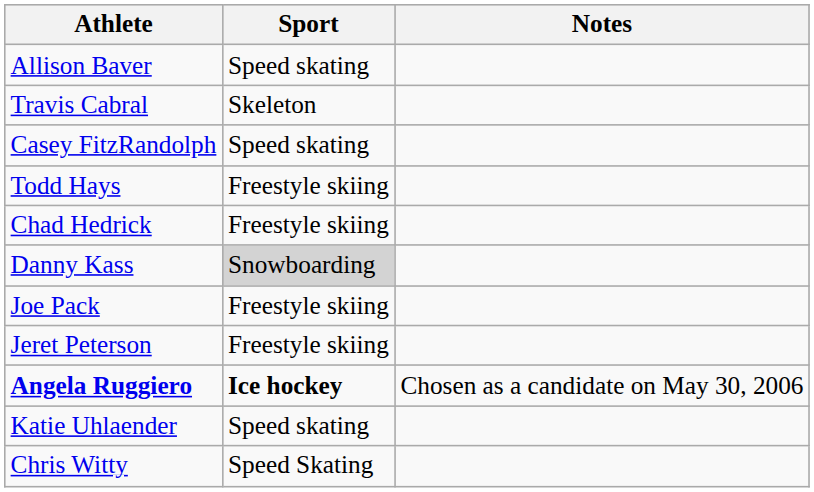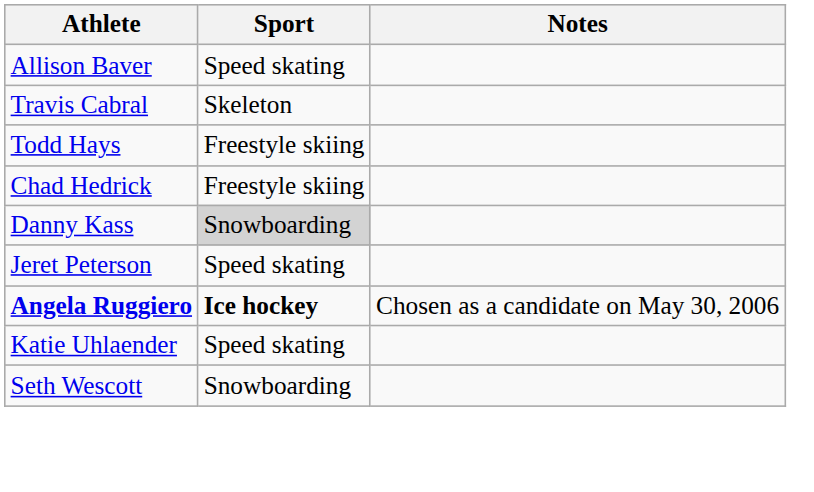- row: (113, 144)
- row: (55, 305)
(308, 345) Freestyle skiing -> (274, 265) Speed skating
+ row: (76, 385)
- row: (69, 465)
